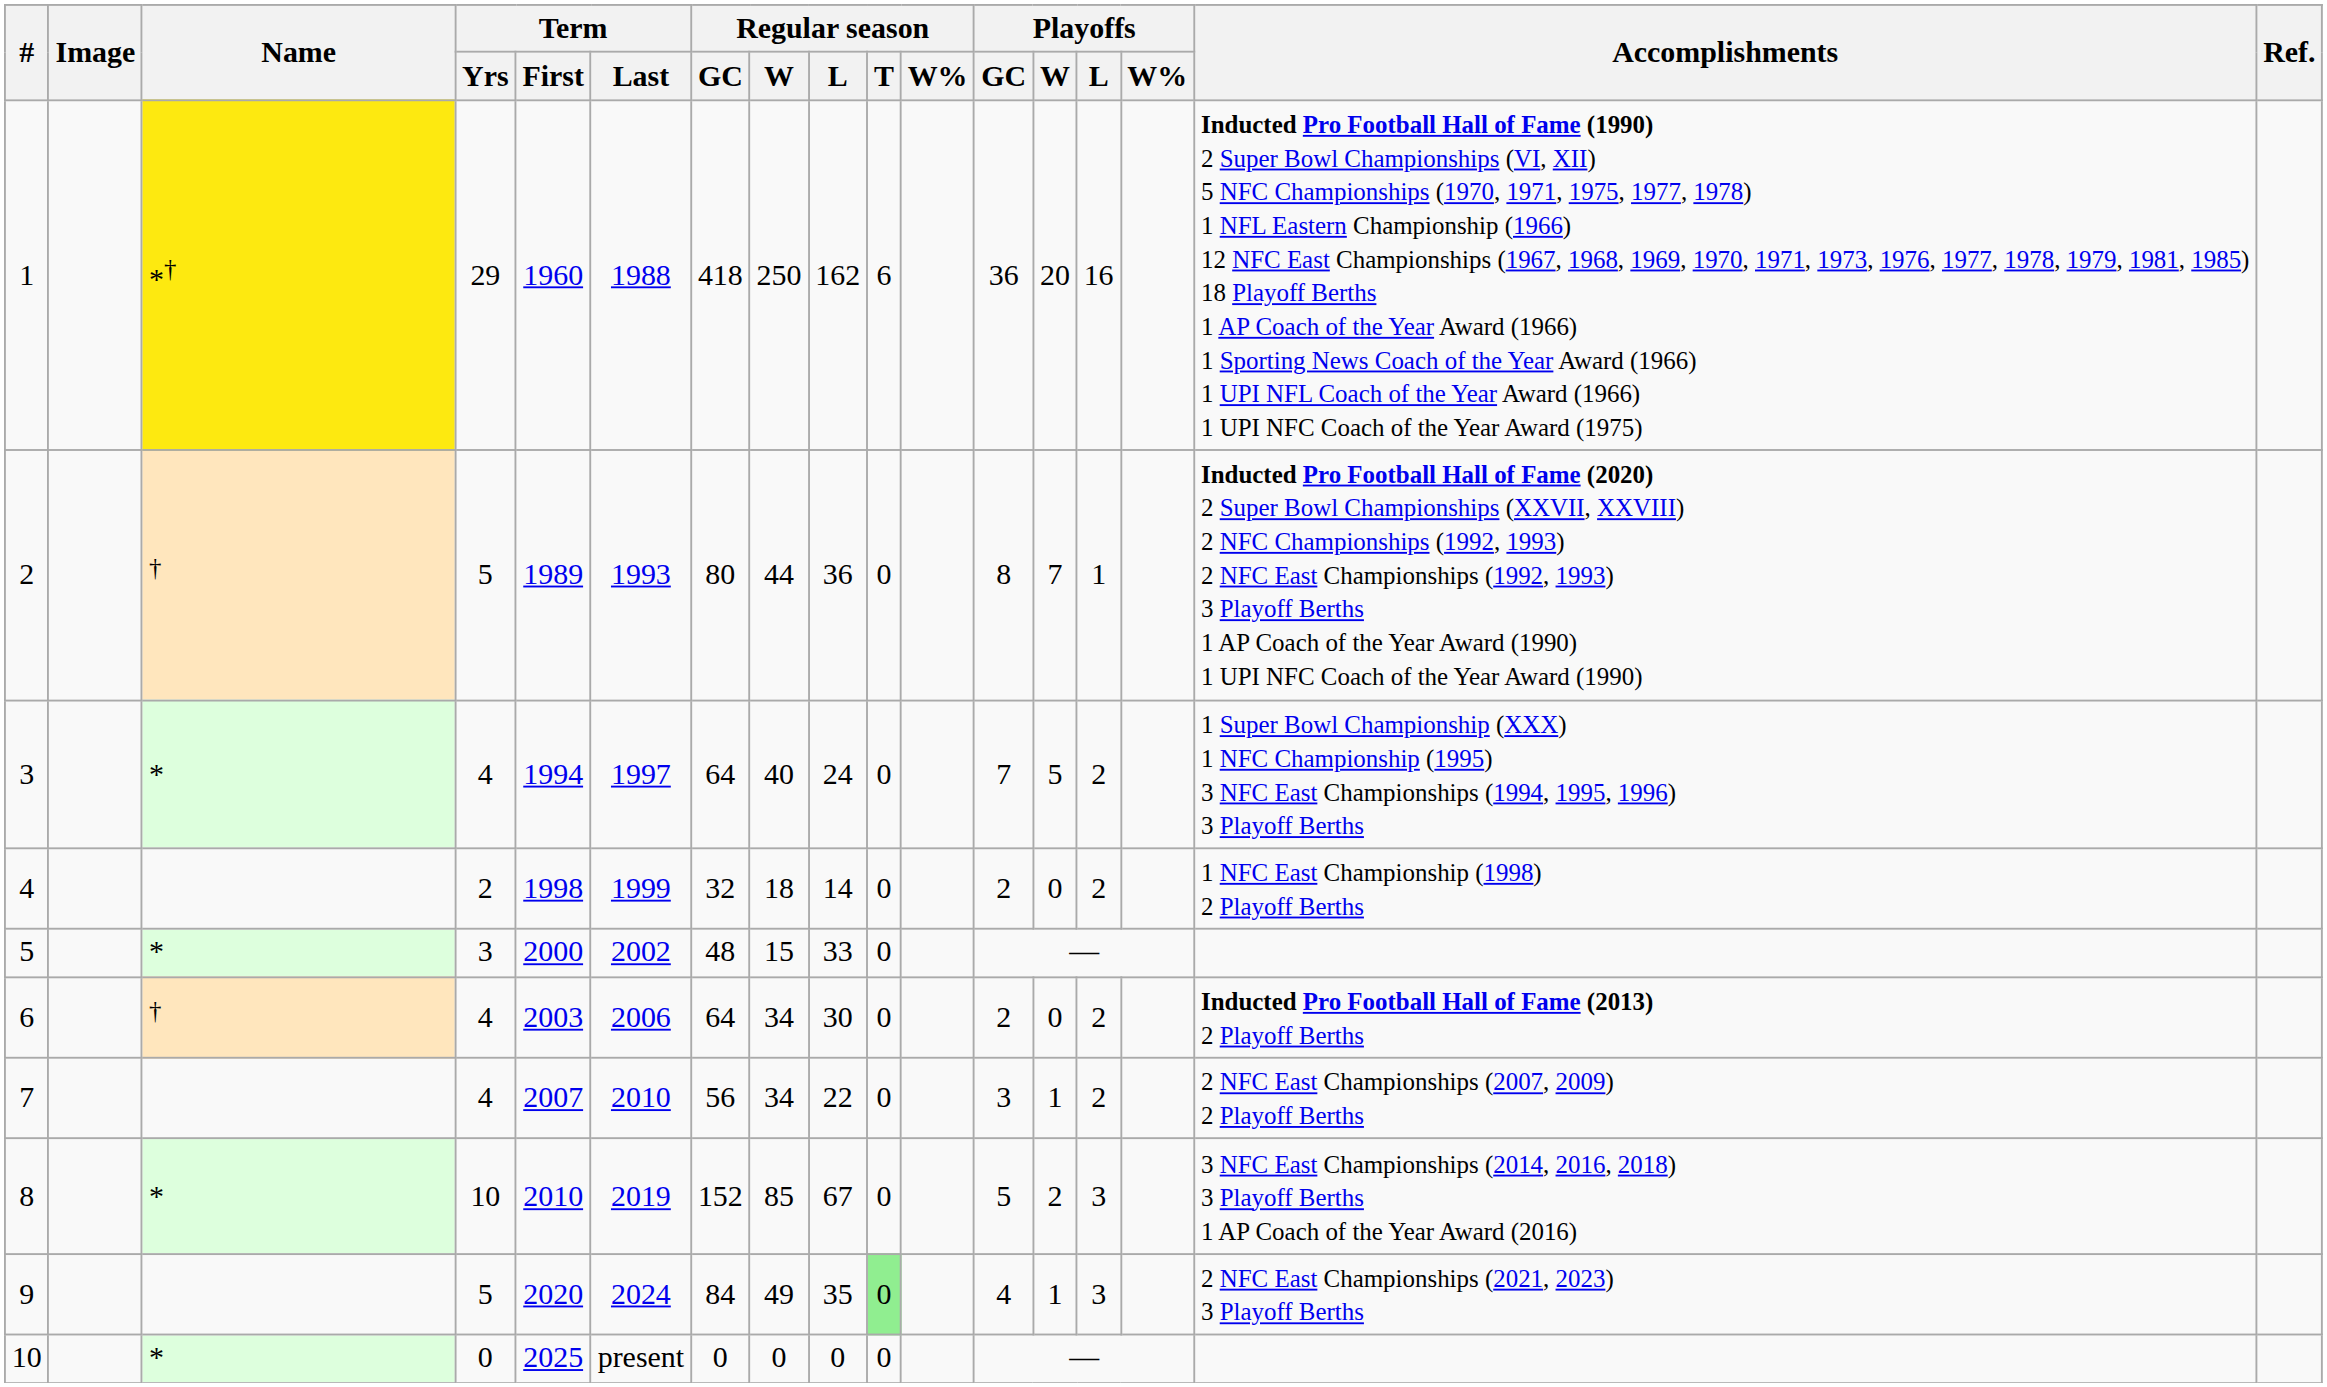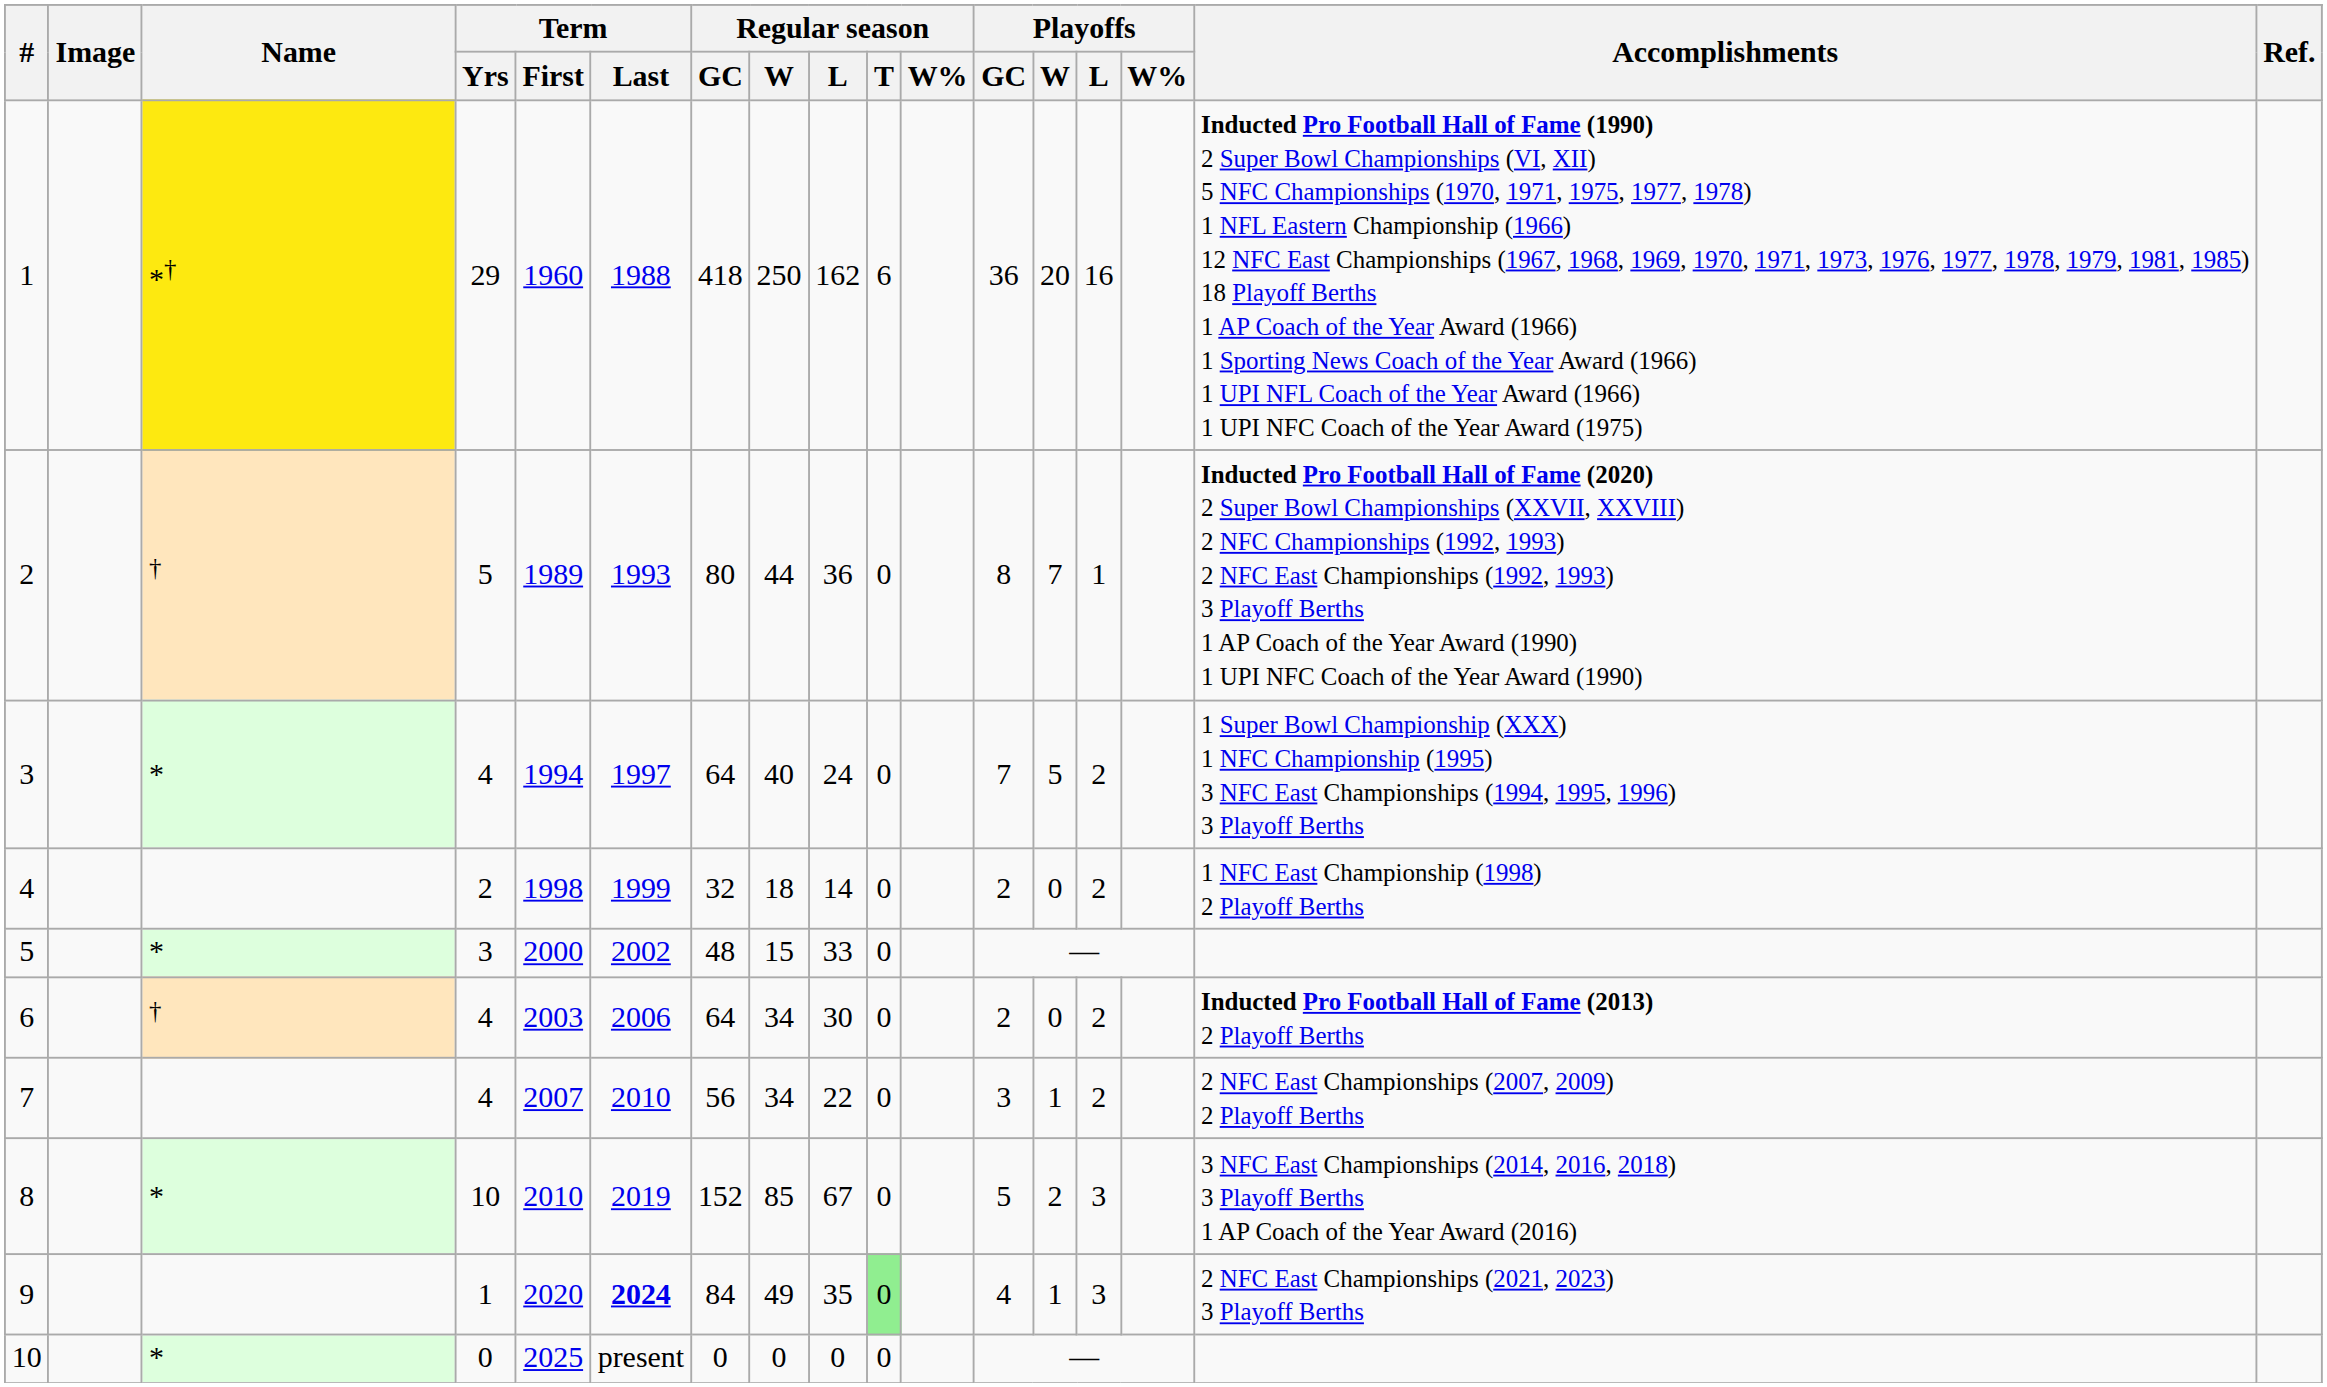(485, 1293) 5 -> (485, 1293) 1
(641, 1293) normal -> (641, 1293) bold
